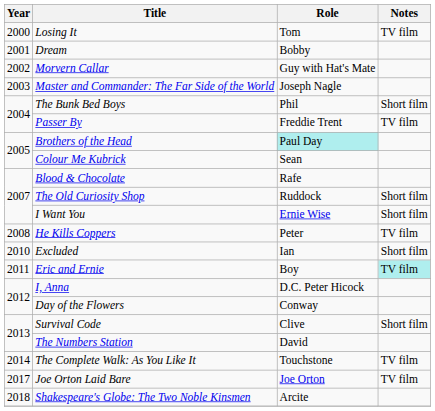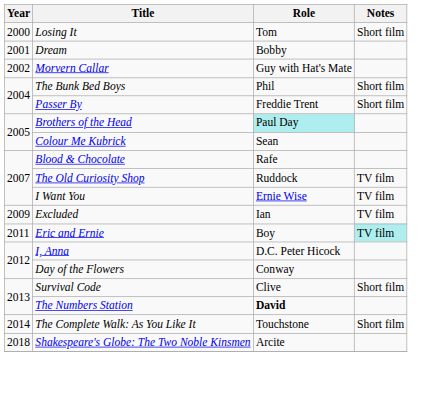(399, 31) TV film -> (381, 31) Short film
- row: (155, 86)
(399, 123) TV film -> (381, 104) Short film
(404, 196) Short film -> (376, 178) TV film
(404, 214) Short film -> (376, 196) TV film
- row: (75, 232)
(19, 251) 2010 -> (19, 214) 2009
(404, 251) Short film -> (376, 214) TV film
(294, 342) normal -> (271, 305) bold
(399, 360) TV film -> (381, 324) Short film
- row: (83, 379)
